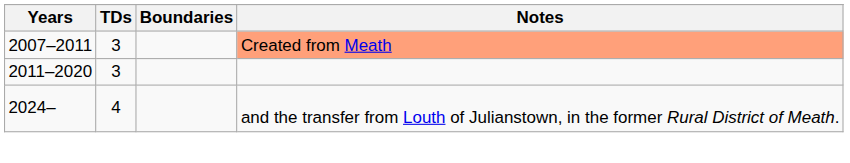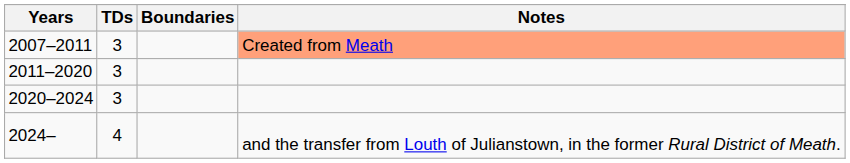+ row: (51, 98)
